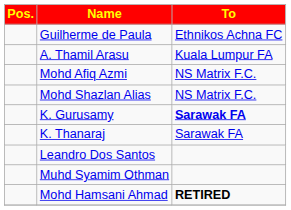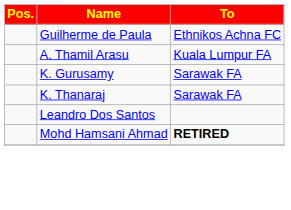- row: (83, 74)
- row: (95, 94)
(210, 114) bold -> (208, 74) normal
- row: (104, 174)
